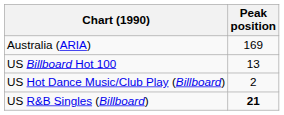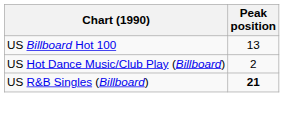- row: (49, 45)
